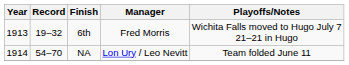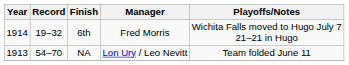(17, 32) 1913 -> (17, 32) 1914
(17, 53) 1914 -> (17, 53) 1913
